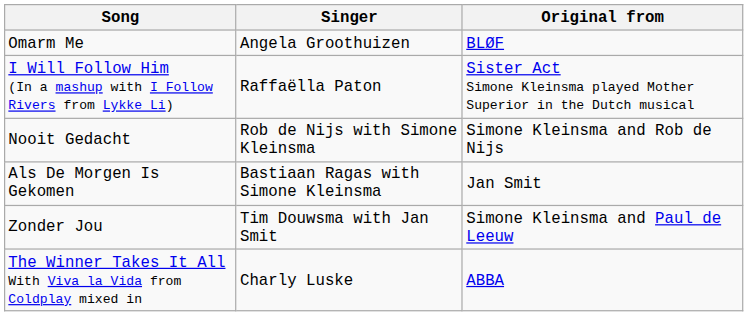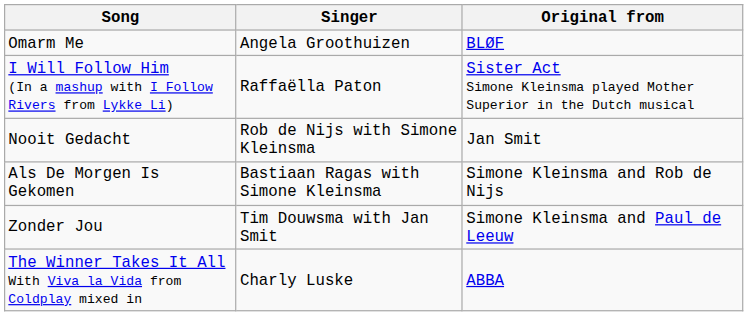(589, 140) Simone Kleinsma and Rob de Nijs -> (504, 140) Jan Smit
(504, 183) Jan Smit -> (589, 183) Simone Kleinsma and Rob de Nijs
